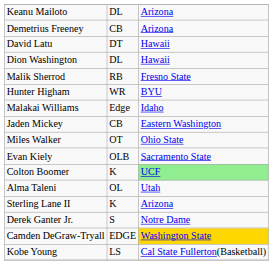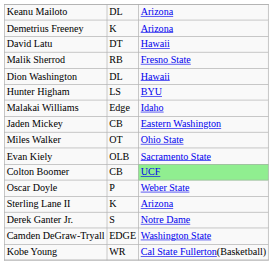(116, 28) CB -> (113, 28) K
rows swapped: (36, 76) <-> (42, 60)
(117, 92) WR -> (115, 92) LS
(113, 172) K -> (116, 172) CB
- row: (32, 188)
+ row: (32, 188)
(176, 236) gold background -> (176, 236) no background
(115, 252) LS -> (117, 252) WR
